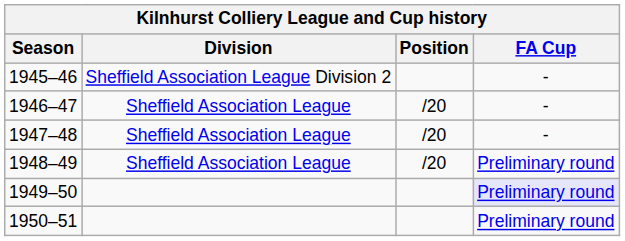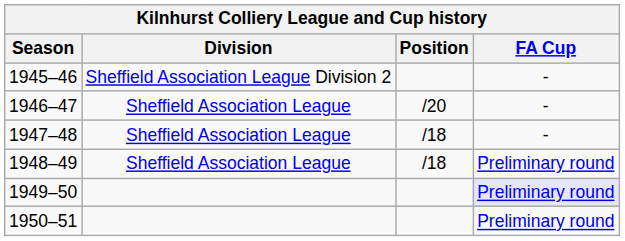(434, 135) /20 -> (434, 135) /18
(434, 164) /20 -> (434, 164) /18
